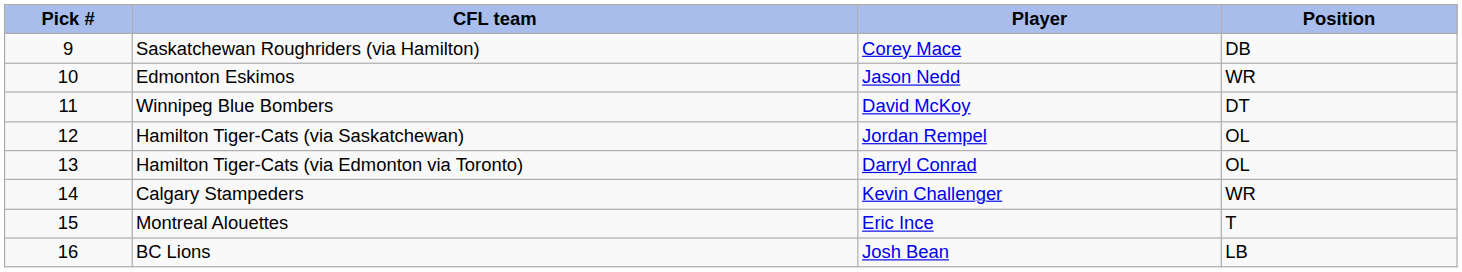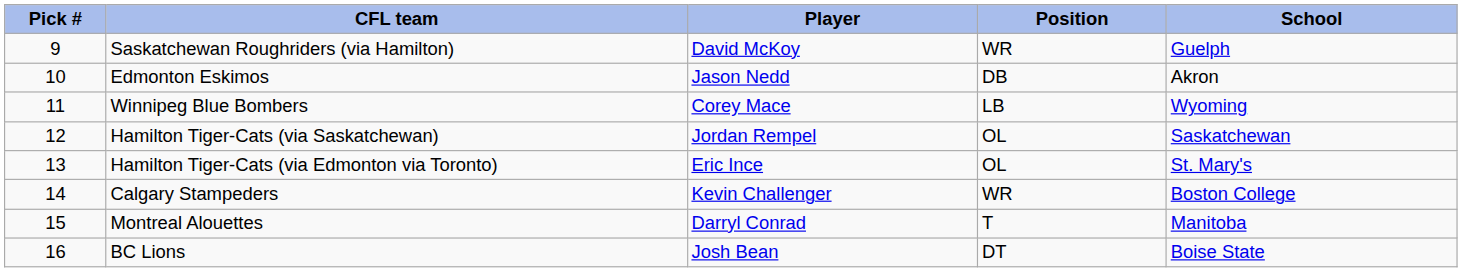+ column: (1312, 19)
(912, 48) Corey Mace -> (746, 48) David McKoy
(1238, 48) DB -> (997, 48) WR
(1241, 77) WR -> (995, 77) DB
(916, 106) David McKoy -> (741, 106) Corey Mace
(1237, 106) DT -> (993, 106) LB
(919, 164) Darryl Conrad -> (727, 164) Eric Ince
(898, 223) Eric Ince -> (749, 223) Darryl Conrad
(1236, 252) LB -> (994, 252) DT
